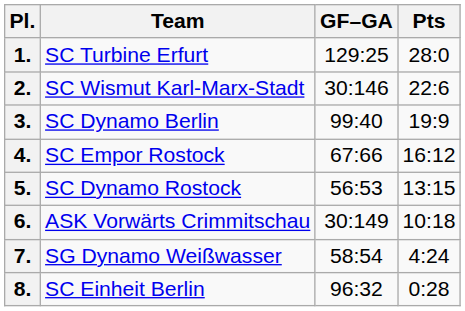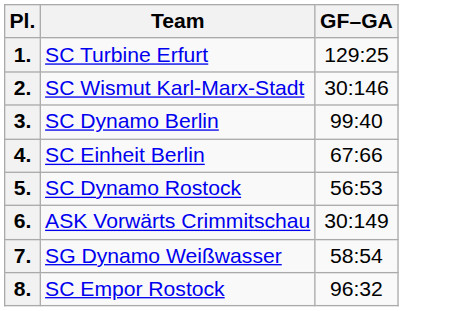- column: (429, 21)
(135, 155) SC Empor Rostock -> (125, 155) SC Einheit Berlin
(125, 289) SC Einheit Berlin -> (135, 289) SC Empor Rostock
